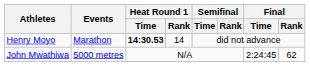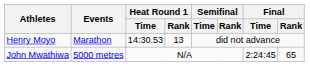(146, 41) bold -> (145, 41) normal
(179, 41) 14 -> (178, 41) 13
(292, 55) 62 -> (291, 55) 65
